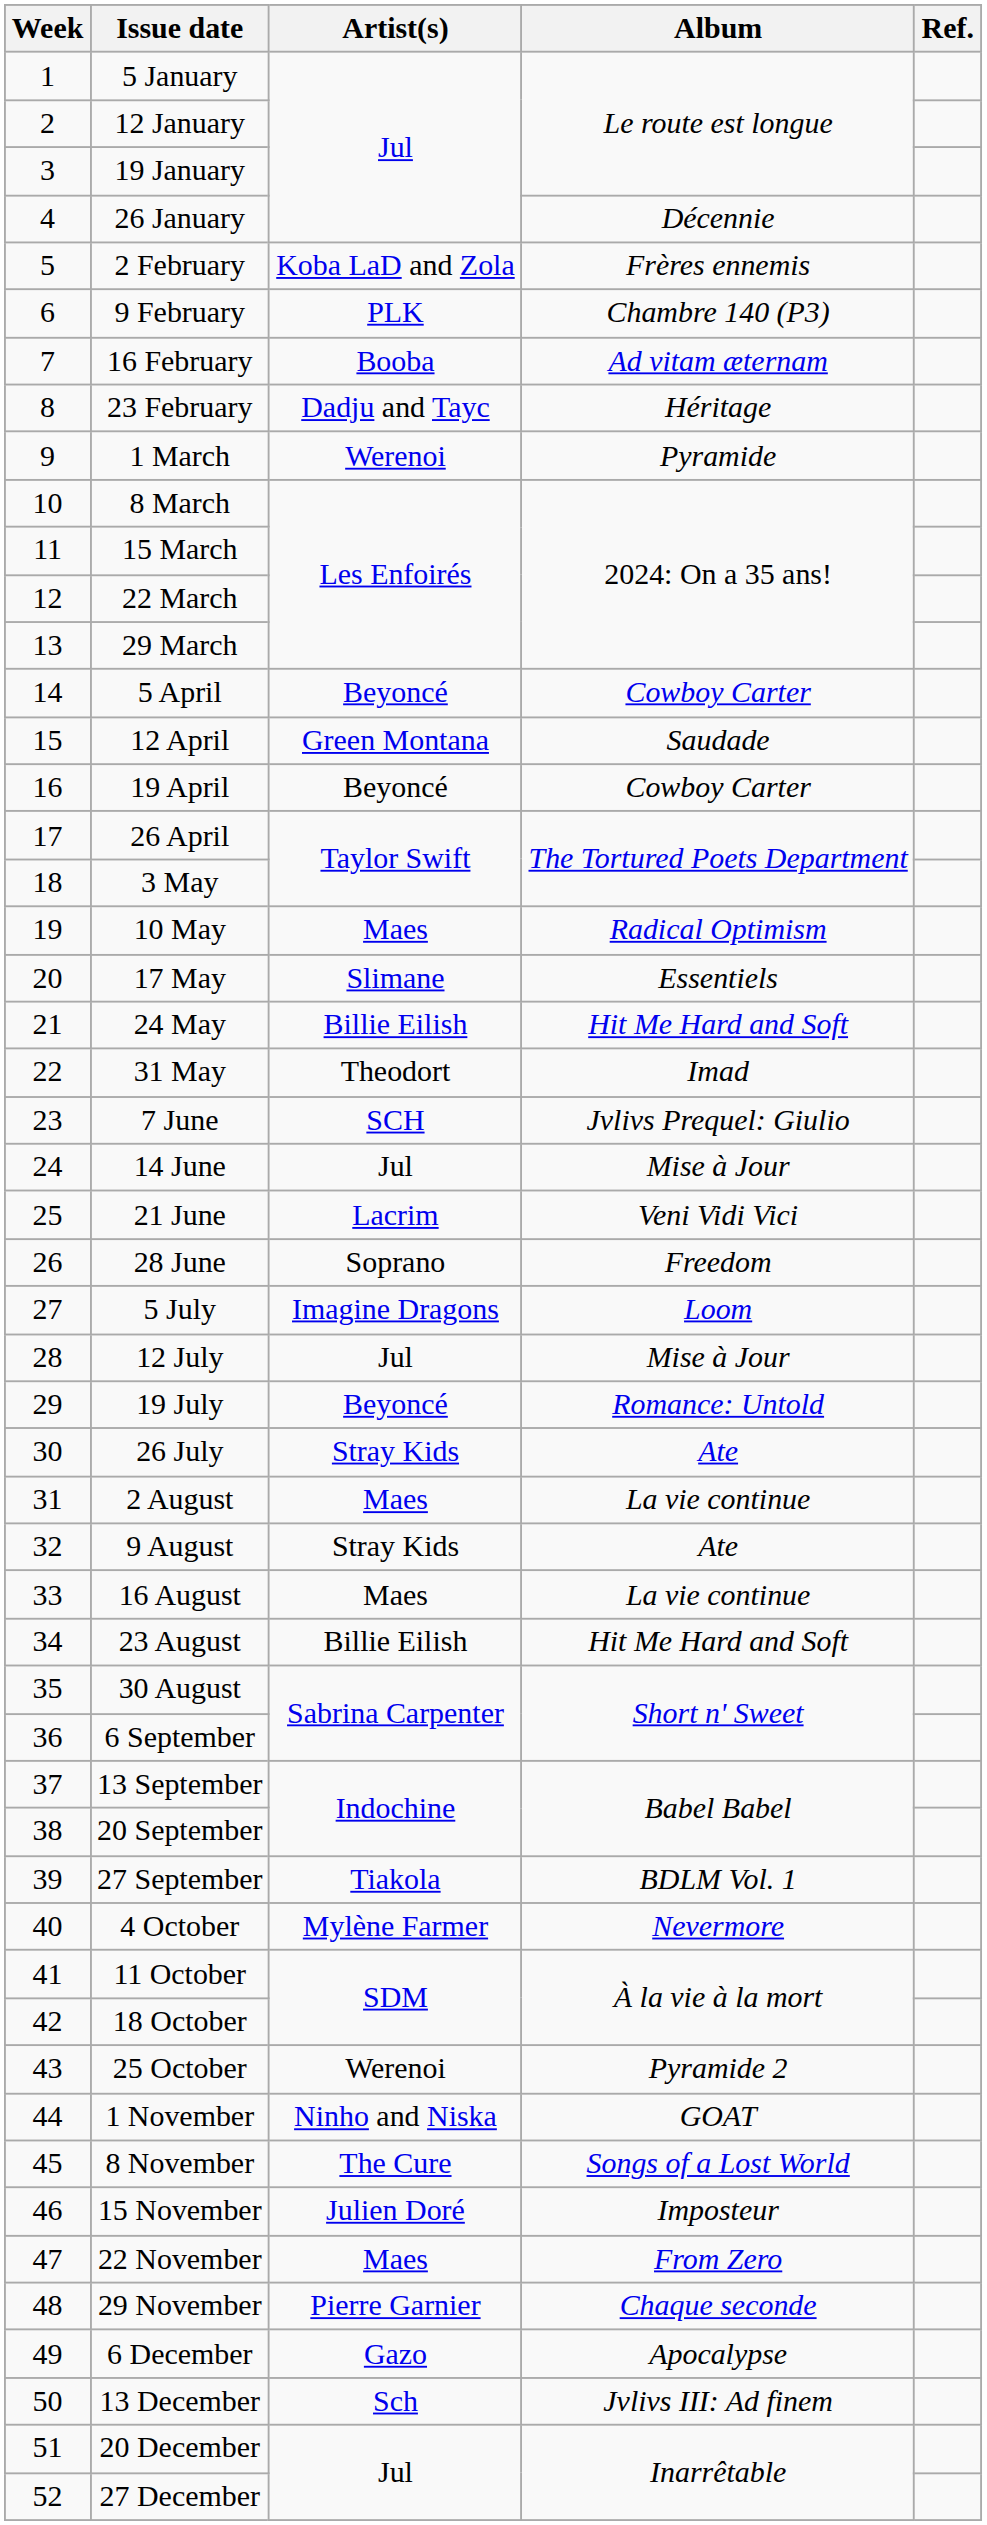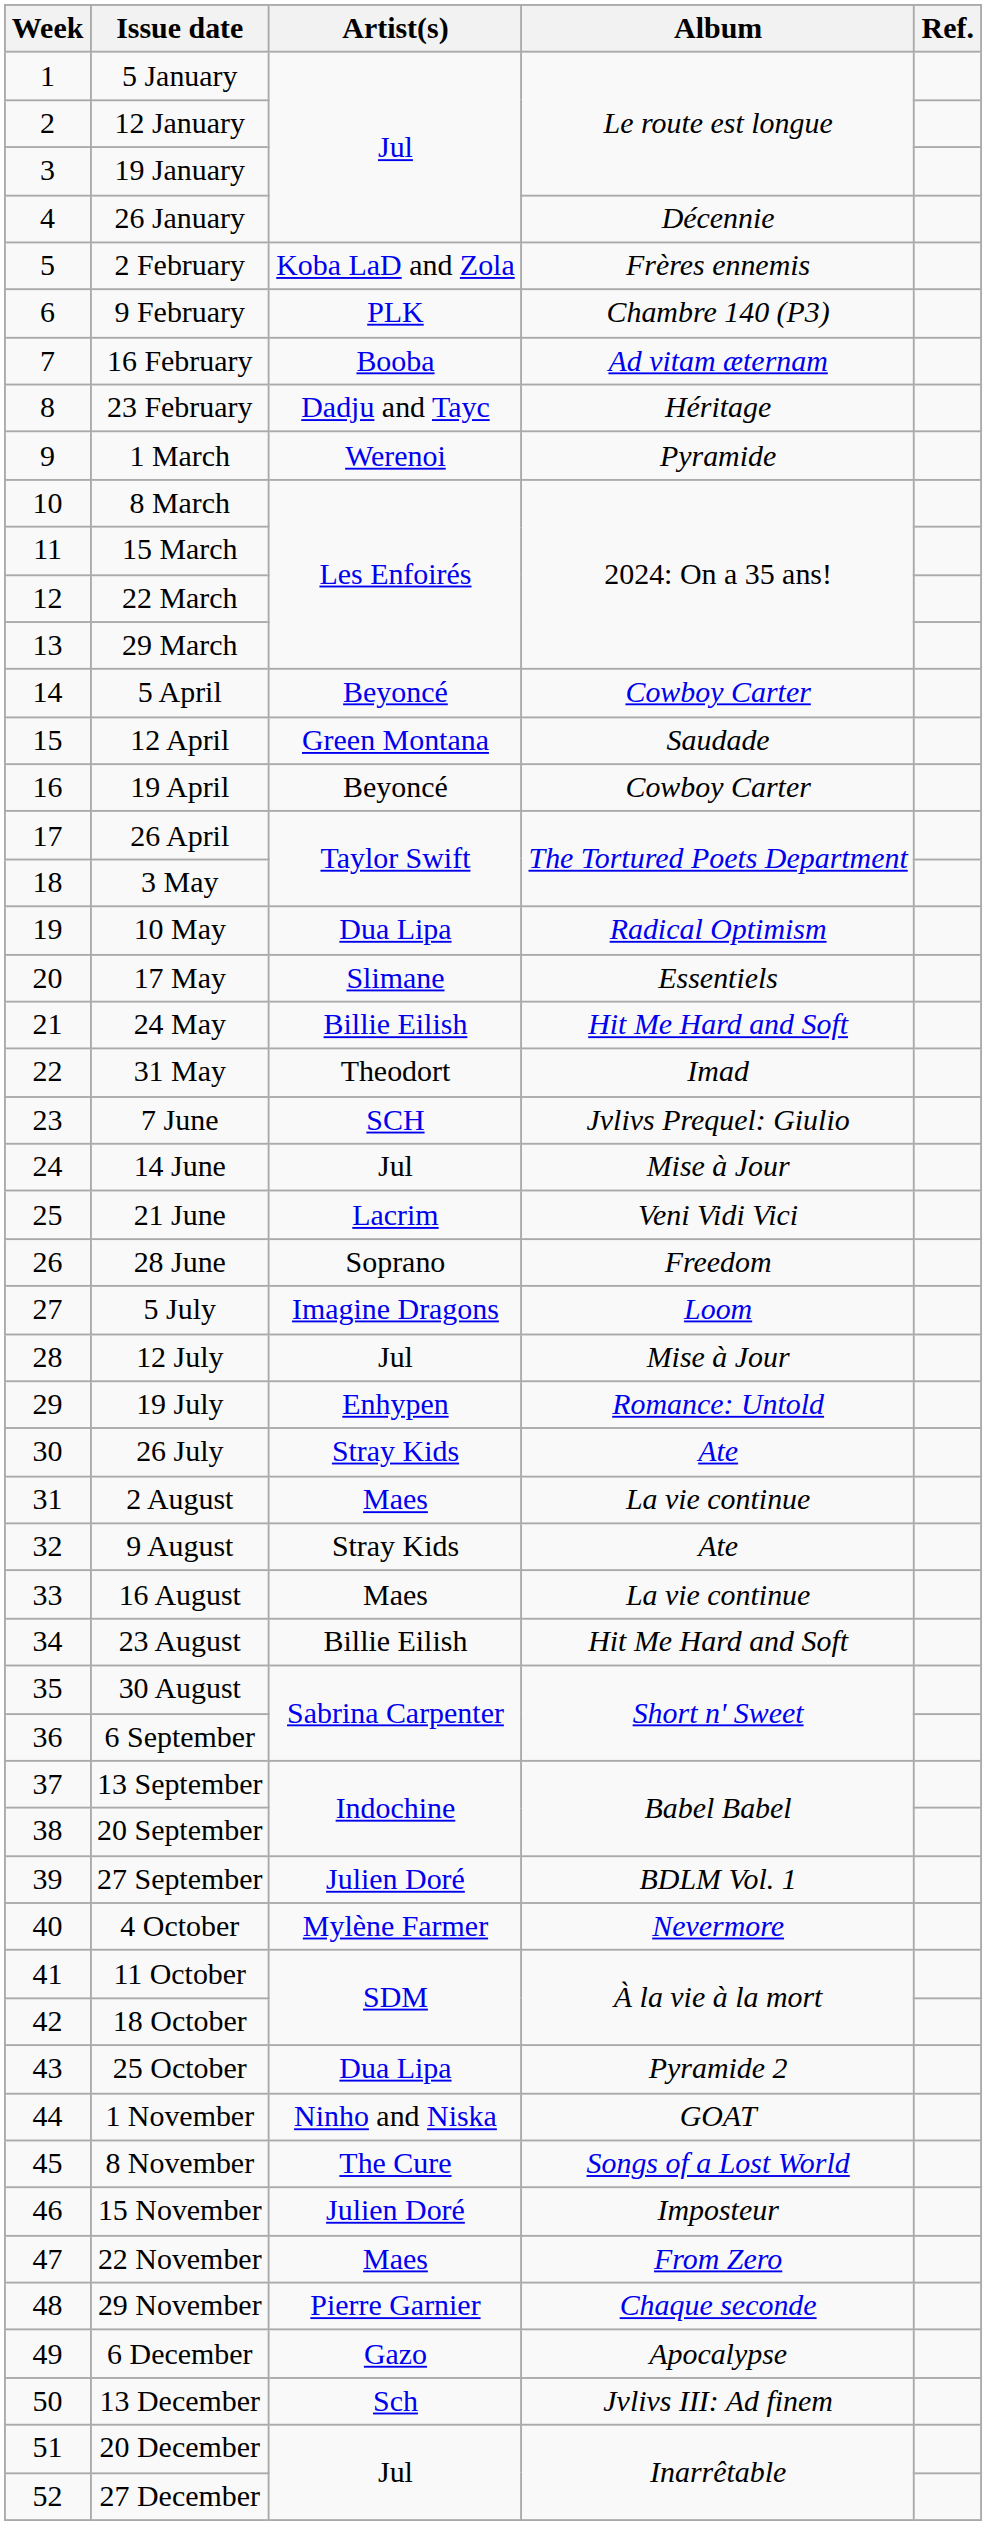(395, 929) Maes -> (395, 929) Dua Lipa
(395, 1404) Beyoncé -> (395, 1404) Enhypen
(395, 1878) Tiakola -> (395, 1878) Julien Doré
(395, 2068) Werenoi -> (395, 2068) Dua Lipa
